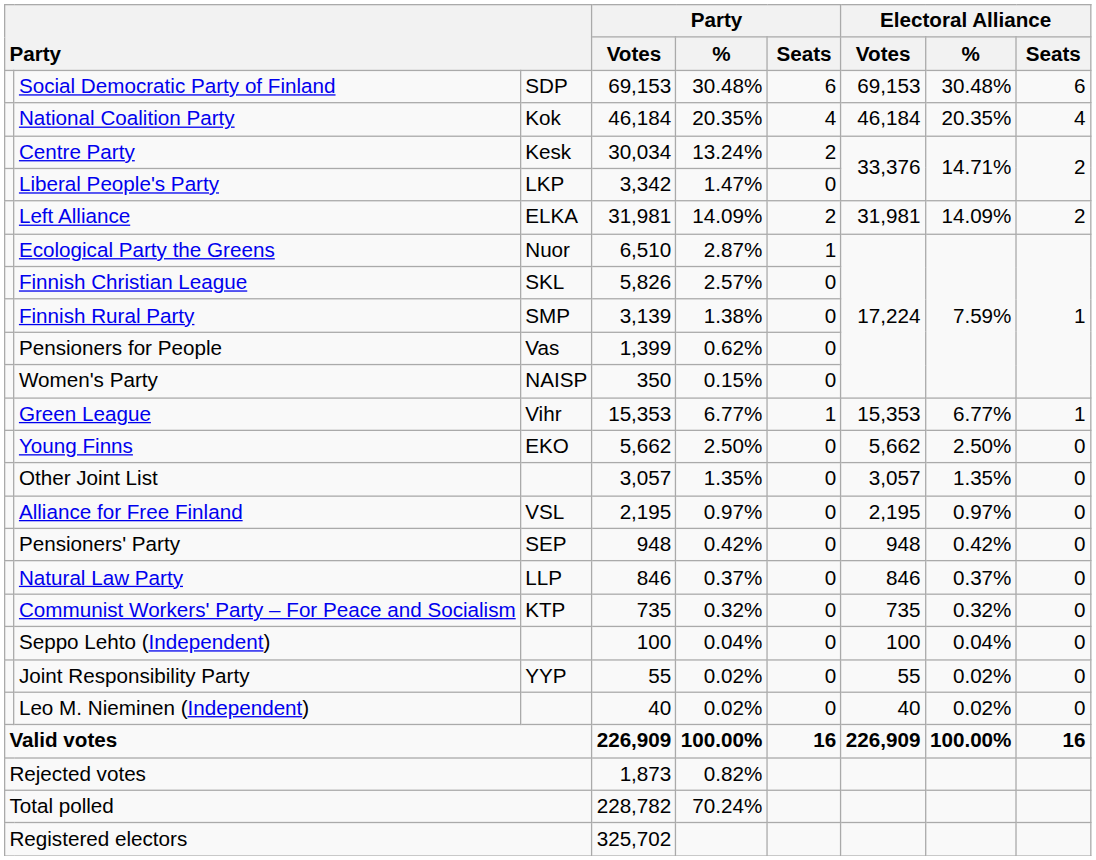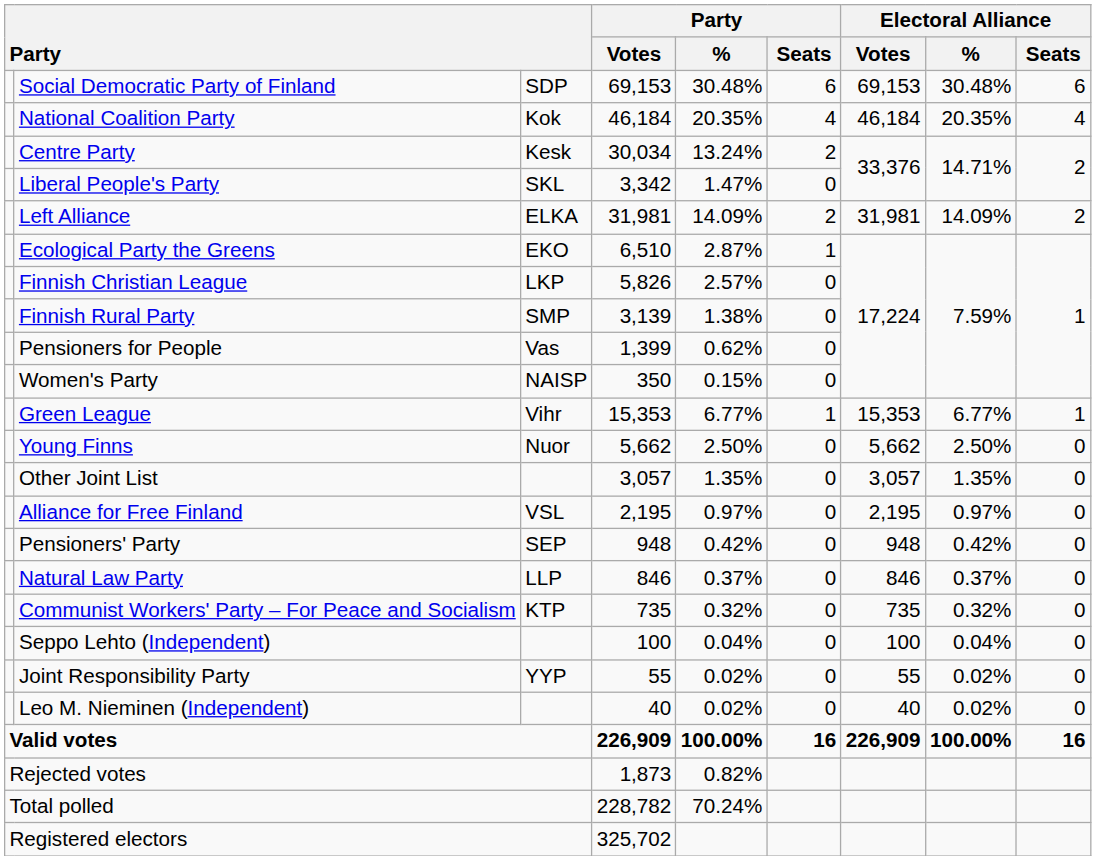(545, 184) LKP -> (545, 184) SKL
(548, 250) Nuor -> (547, 250) EKO
(545, 282) SKL -> (545, 282) LKP
(547, 446) EKO -> (548, 446) Nuor
